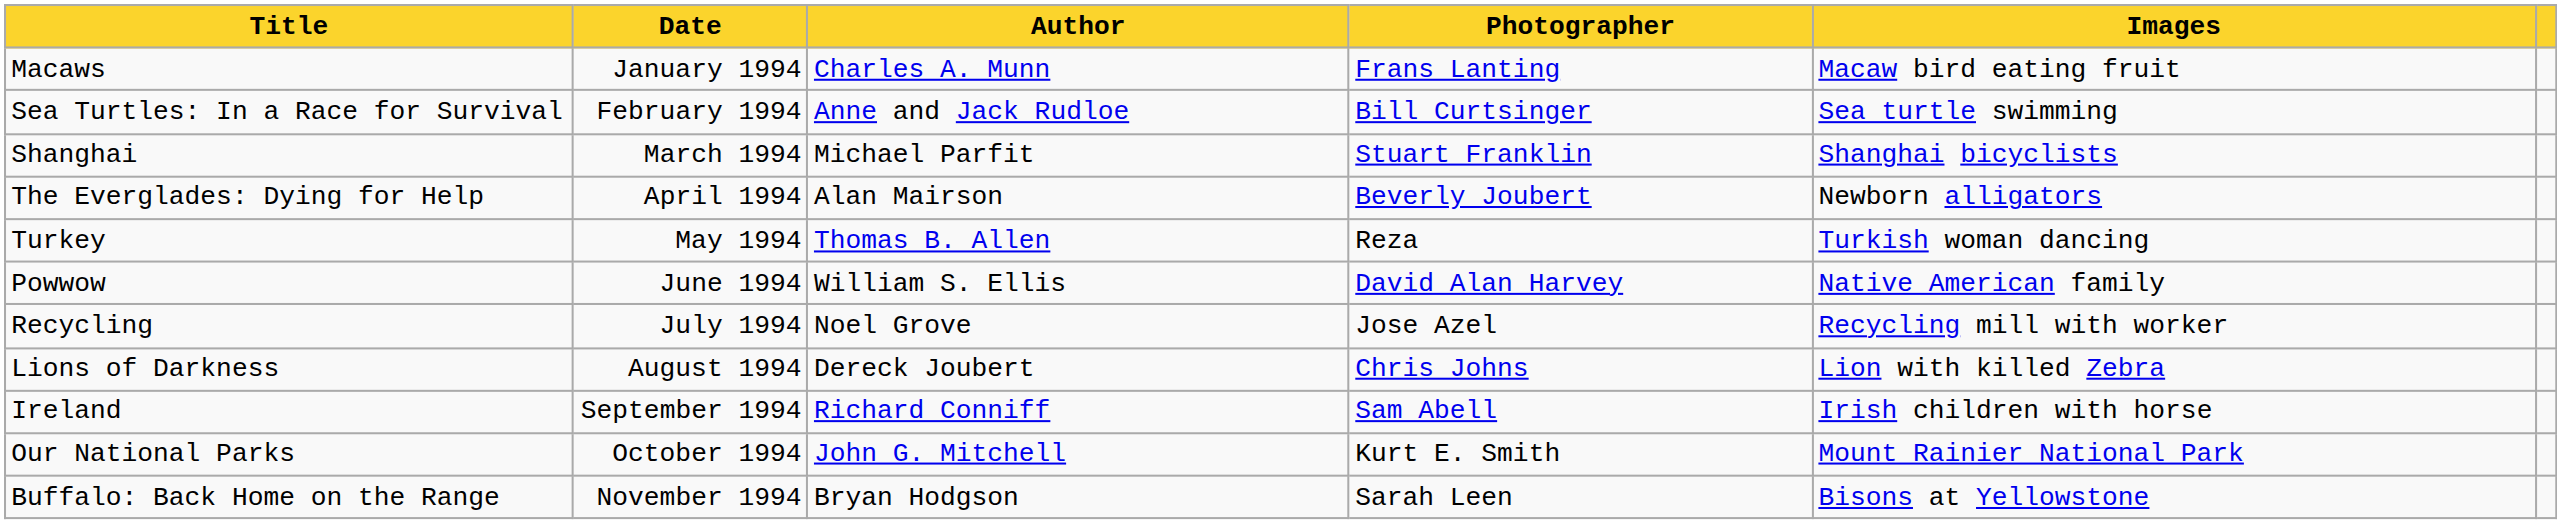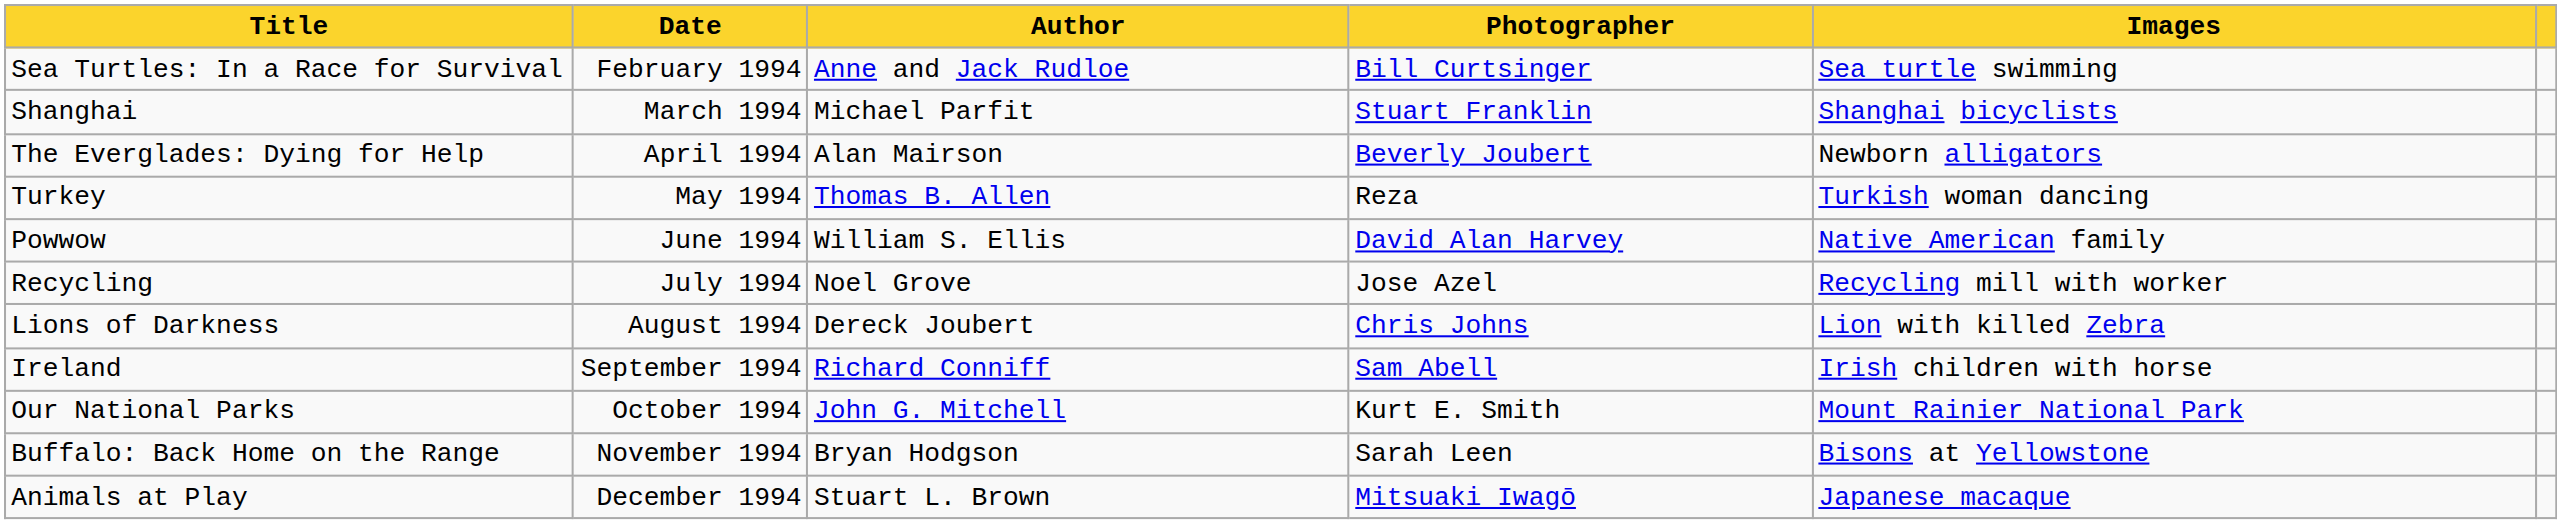- row: (59, 69)
+ row: (129, 497)
